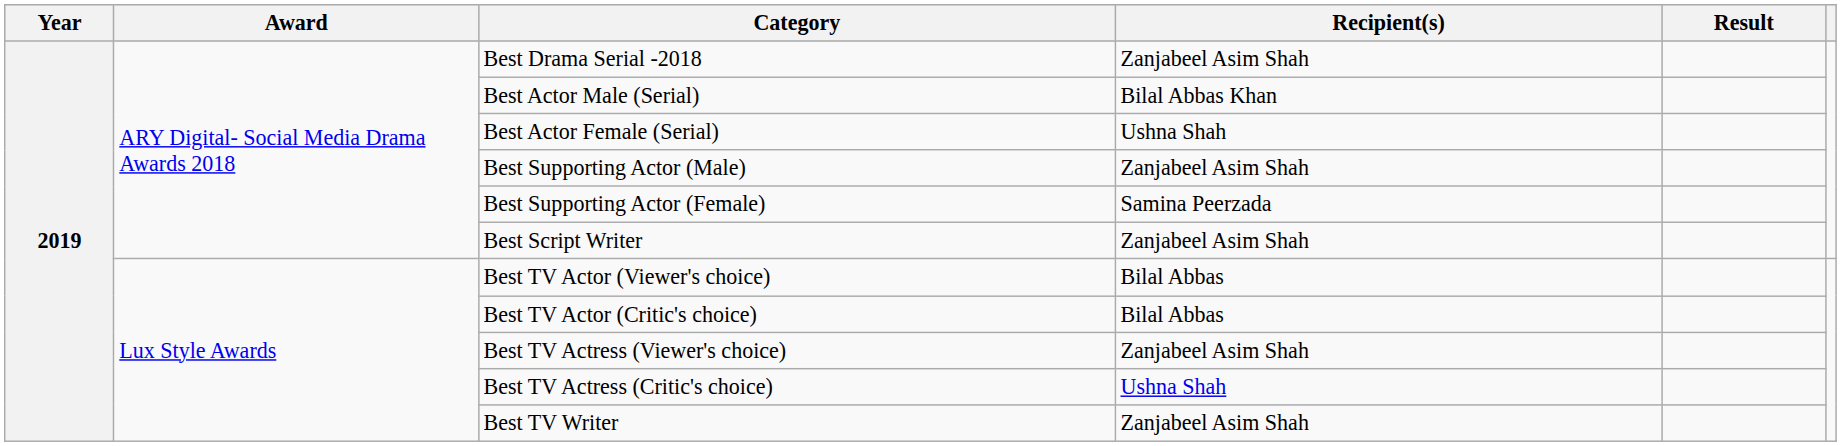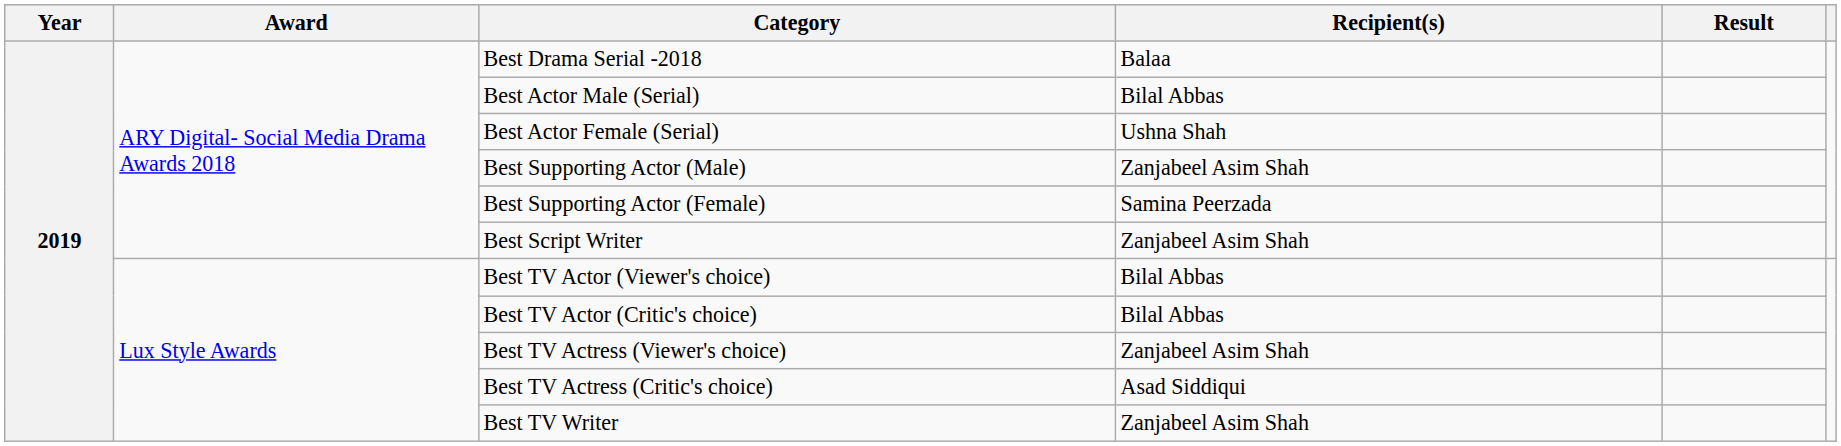(1215, 59) Zanjabeel Asim Shah -> (1146, 59) Balaa
(1199, 95) Bilal Abbas Khan -> (1172, 95) Bilal Abbas
(1173, 386) Ushna Shah -> (1183, 386) Asad Siddiqui
